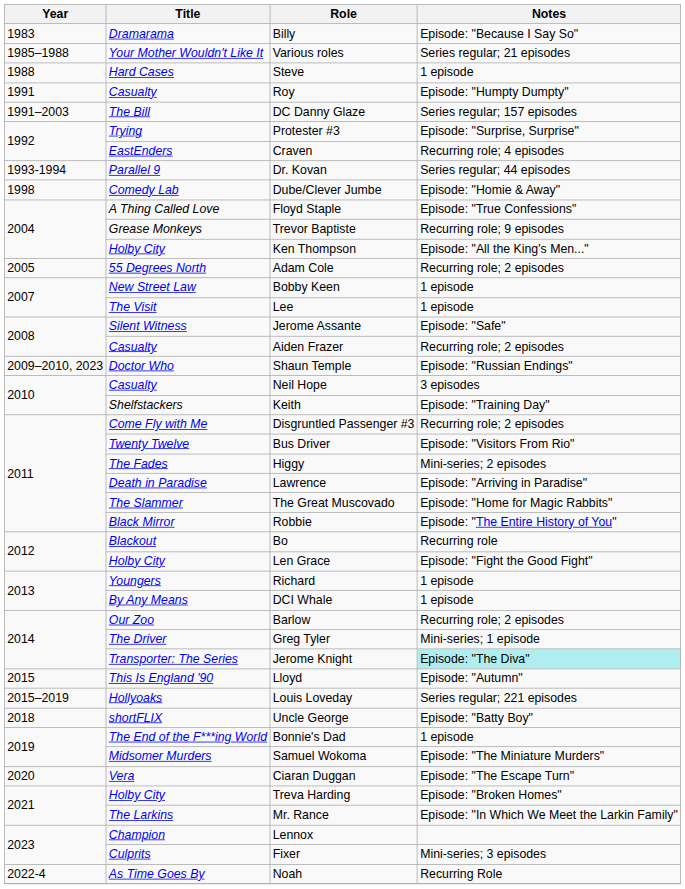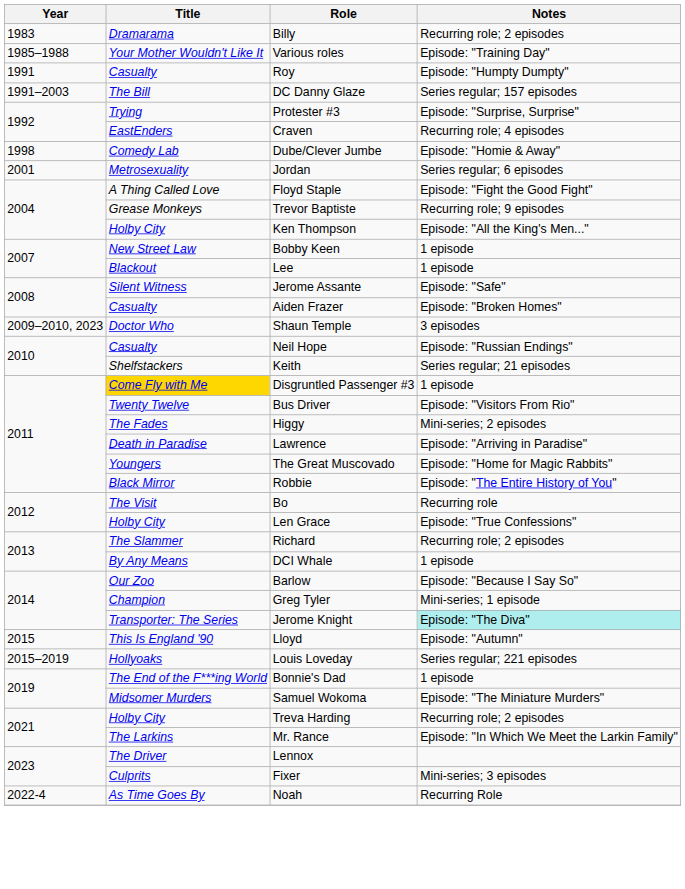(499, 33) Episode: "Because I Say So" -> (492, 33) Recurring role; 2 episodes
(495, 53) Series regular; 21 episodes -> (485, 53) Episode: "Training Day"
- row: (288, 72)
- row: (300, 170)
+ row: (292, 170)
(498, 209) Episode: "True Confessions" -> (506, 190) Episode: "Fight the Good Fight"
- row: (303, 268)
(133, 307) The Visit -> (132, 268) Blackout
(492, 346) Recurring role; 2 episodes -> (491, 307) Episode: "Broken Homes"
(496, 365) Episode: "Russian Endings" -> (450, 326) 3 episodes
(450, 385) 3 episodes -> (496, 346) Episode: "Russian Endings"
(485, 405) Episode: "Training Day" -> (495, 365) Series regular; 21 episodes
(158, 424) no background -> (158, 385) gold background
(492, 424) Recurring role; 2 episodes -> (447, 385) 1 episode
(146, 502) The Slammer -> (135, 463) Youngers
(132, 541) Blackout -> (133, 502) The Visit
(506, 561) Episode: "Fight the Good Fight" -> (498, 522) Episode: "True Confessions"
(135, 580) Youngers -> (146, 541) The Slammer
(447, 580) 1 episode -> (492, 541) Recurring role; 2 episodes
(492, 619) Recurring role; 2 episodes -> (499, 580) Episode: "Because I Say So"
(138, 639) The Driver -> (137, 600) Champion
- row: (311, 717)
- row: (314, 776)
(491, 795) Episode: "Broken Homes" -> (492, 717) Recurring role; 2 episodes
(137, 834) Champion -> (138, 756) The Driver
